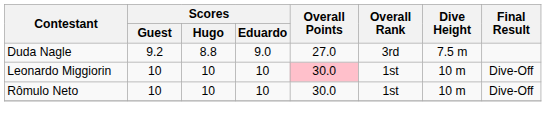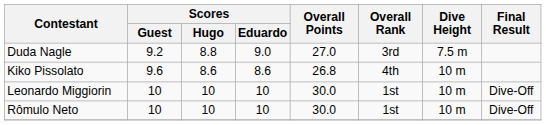+ row: (45, 71)
(324, 71) pink background -> (324, 91) no background
